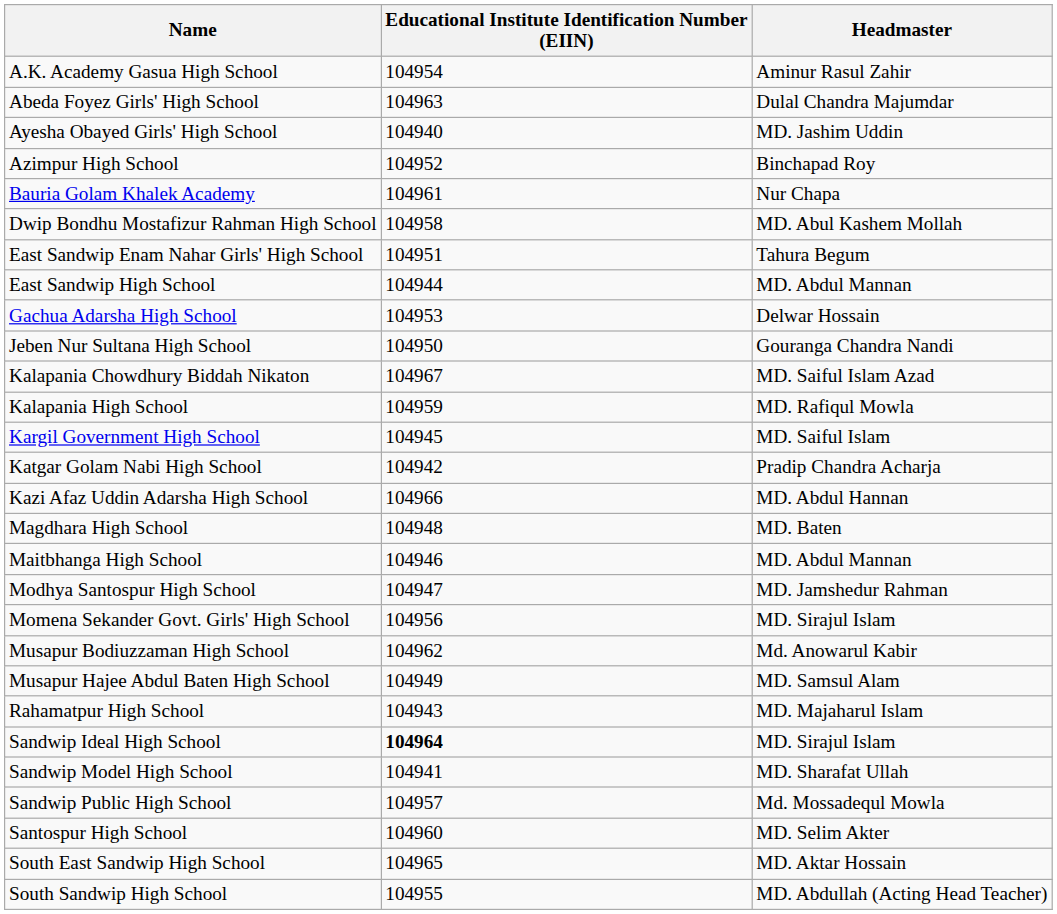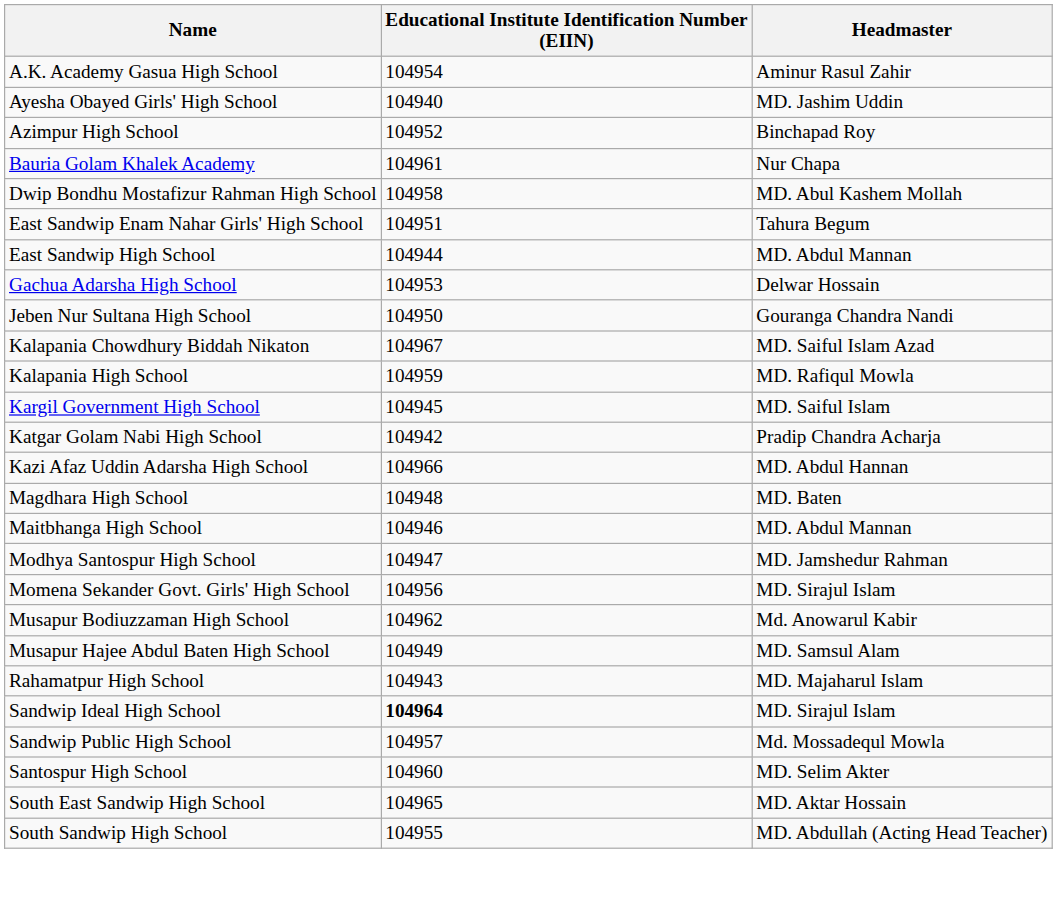- row: (134, 102)
- row: (121, 772)
